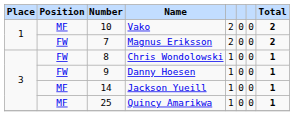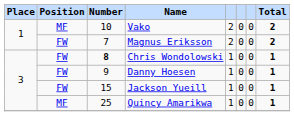(106, 58) normal -> (106, 58) bold
(62, 88) MF -> (62, 88) FW
(106, 88) 14 -> (106, 88) 15
